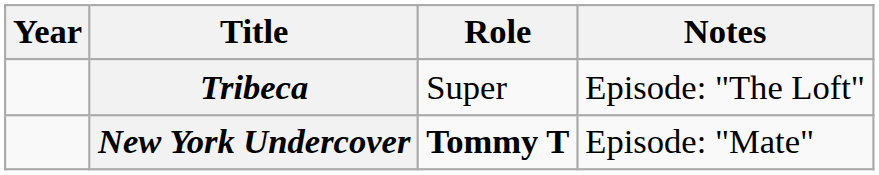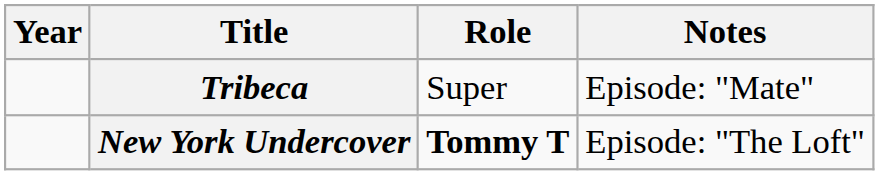(725, 86) Episode: "The Loft" -> (700, 86) Episode: "Mate"
(700, 141) Episode: "Mate" -> (725, 141) Episode: "The Loft"
